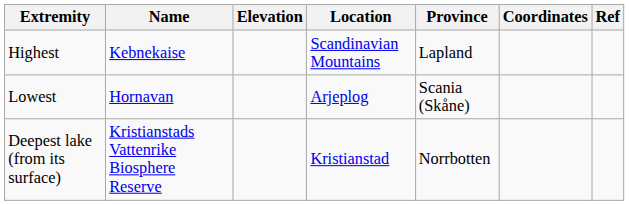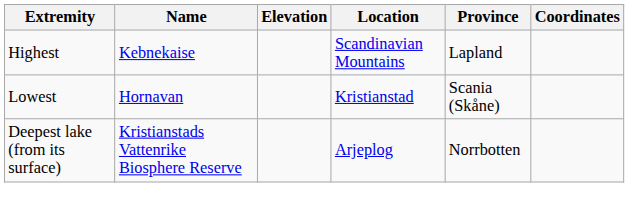- column: (608, 17)
(339, 96) Arjeplog -> (374, 96) Kristianstad
(350, 159) Kristianstad -> (364, 150) Arjeplog
